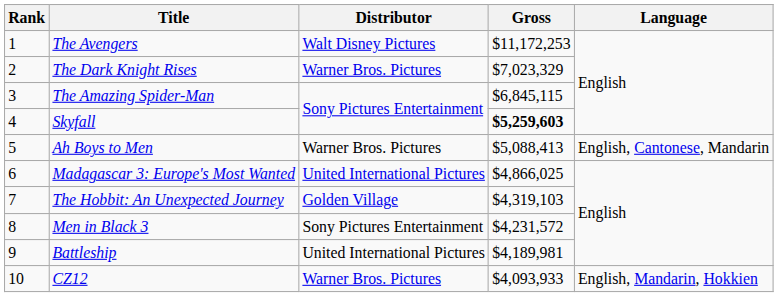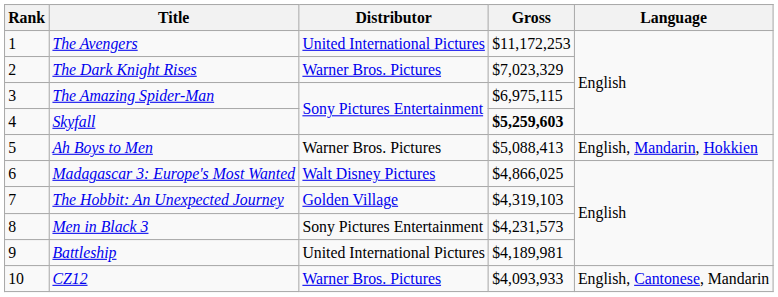(369, 43) Walt Disney Pictures -> (394, 43) United International Pictures
(527, 95) $6,845,115 -> (527, 95) $6,975,115
(674, 148) English, Cantonese, Mandarin -> (668, 148) English, Mandarin, Hokkien
(394, 174) United International Pictures -> (369, 174) Walt Disney Pictures
(528, 226) $4,231,572 -> (528, 226) $4,231,573
(668, 278) English, Mandarin, Hokkien -> (674, 278) English, Cantonese, Mandarin
